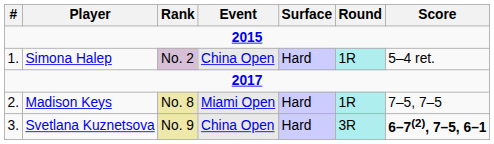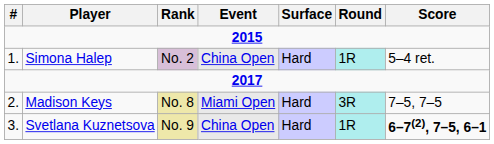(347, 102) 1R -> (347, 102) 3R
(347, 126) 3R -> (347, 126) 1R
